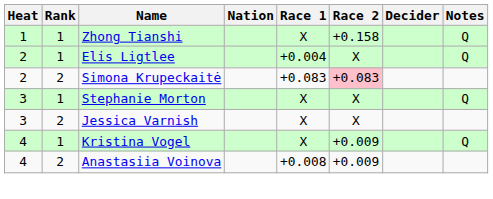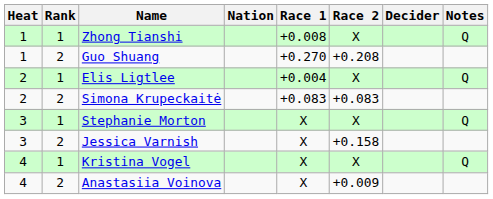(303, 36) X -> (303, 36) +0.008
(356, 36) +0.158 -> (356, 36) X
+ row: (121, 57)
(356, 78) pink background -> (356, 99) no background
(356, 120) X -> (356, 141) +0.158
(356, 141) +0.009 -> (356, 162) X
(303, 162) +0.008 -> (303, 183) X
